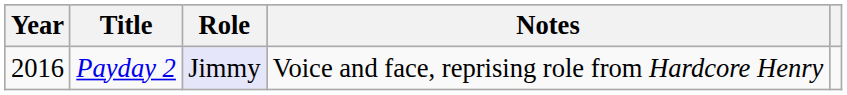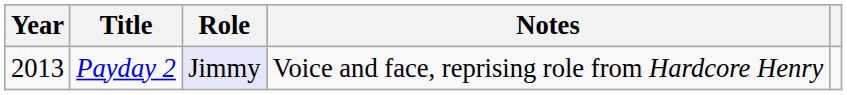(38, 67) 2016 -> (38, 67) 2013
